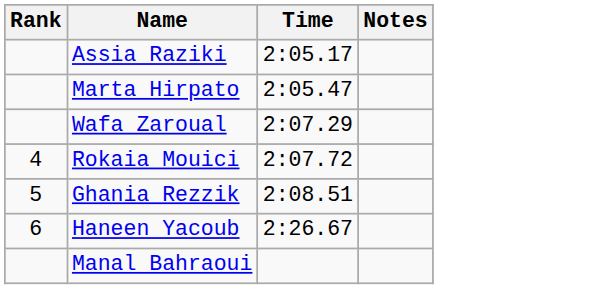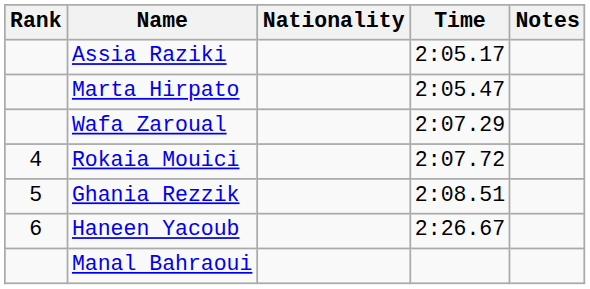+ column: (334, 23)
